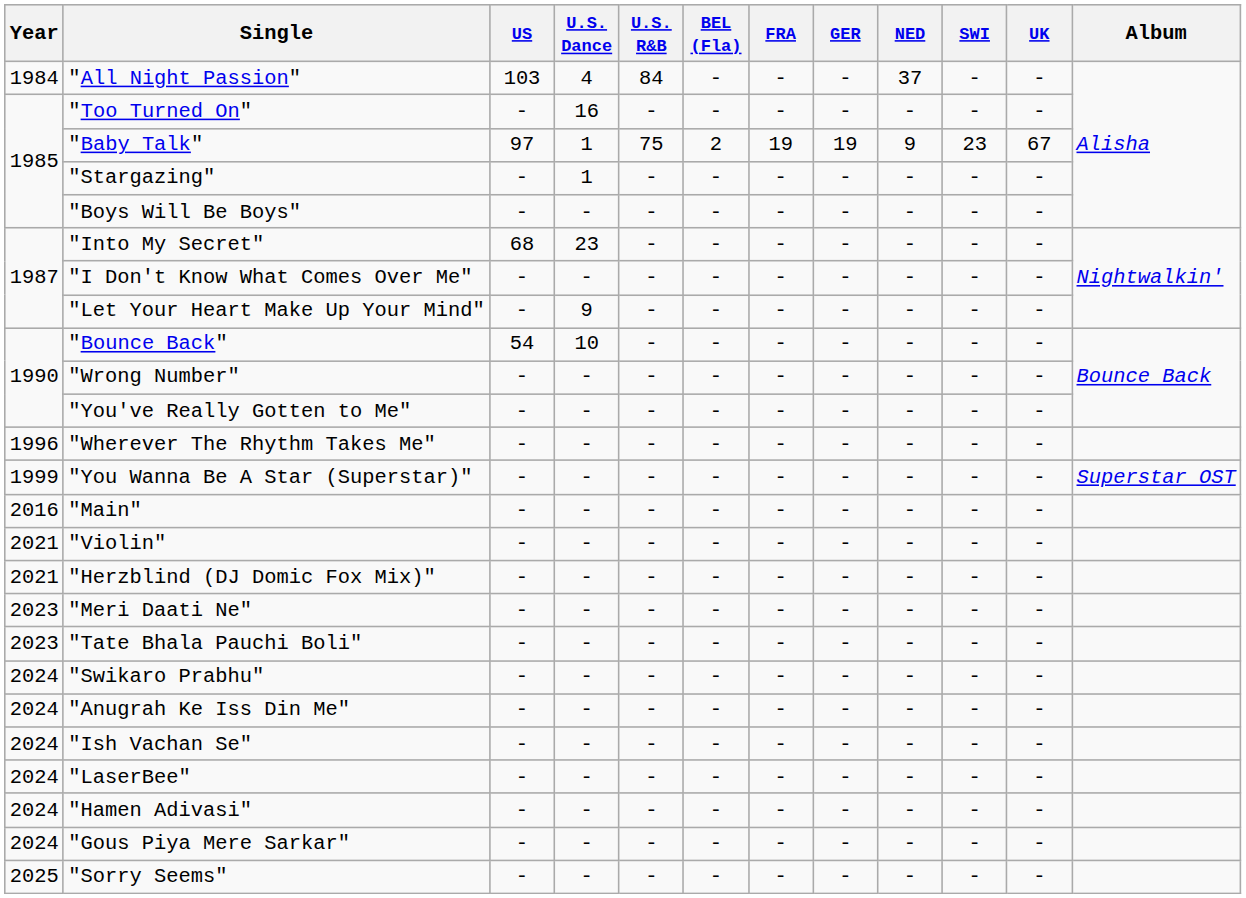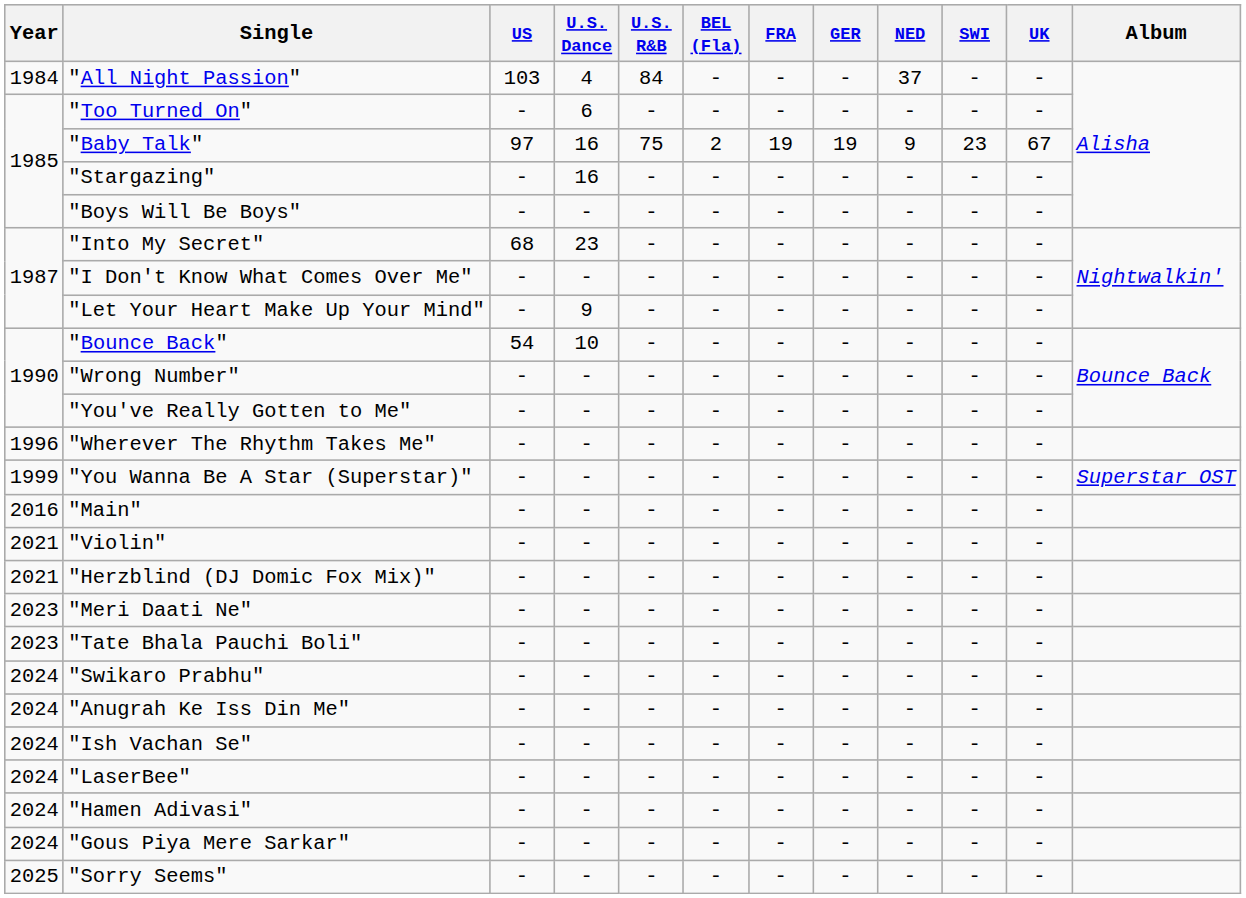(587, 111) 16 -> (587, 111) 6
(587, 145) 1 -> (587, 145) 16
(587, 178) 1 -> (587, 178) 16
